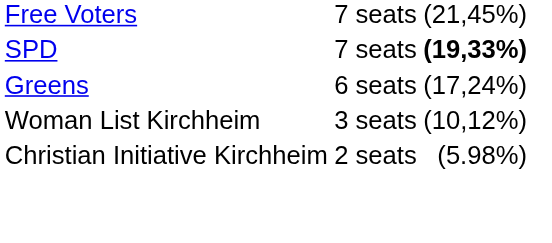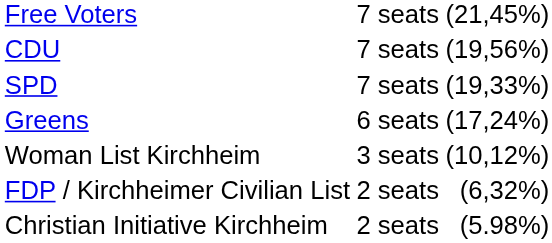+ row: (33, 50)
(475, 50) bold -> (497, 85) normal
+ row: (177, 190)
